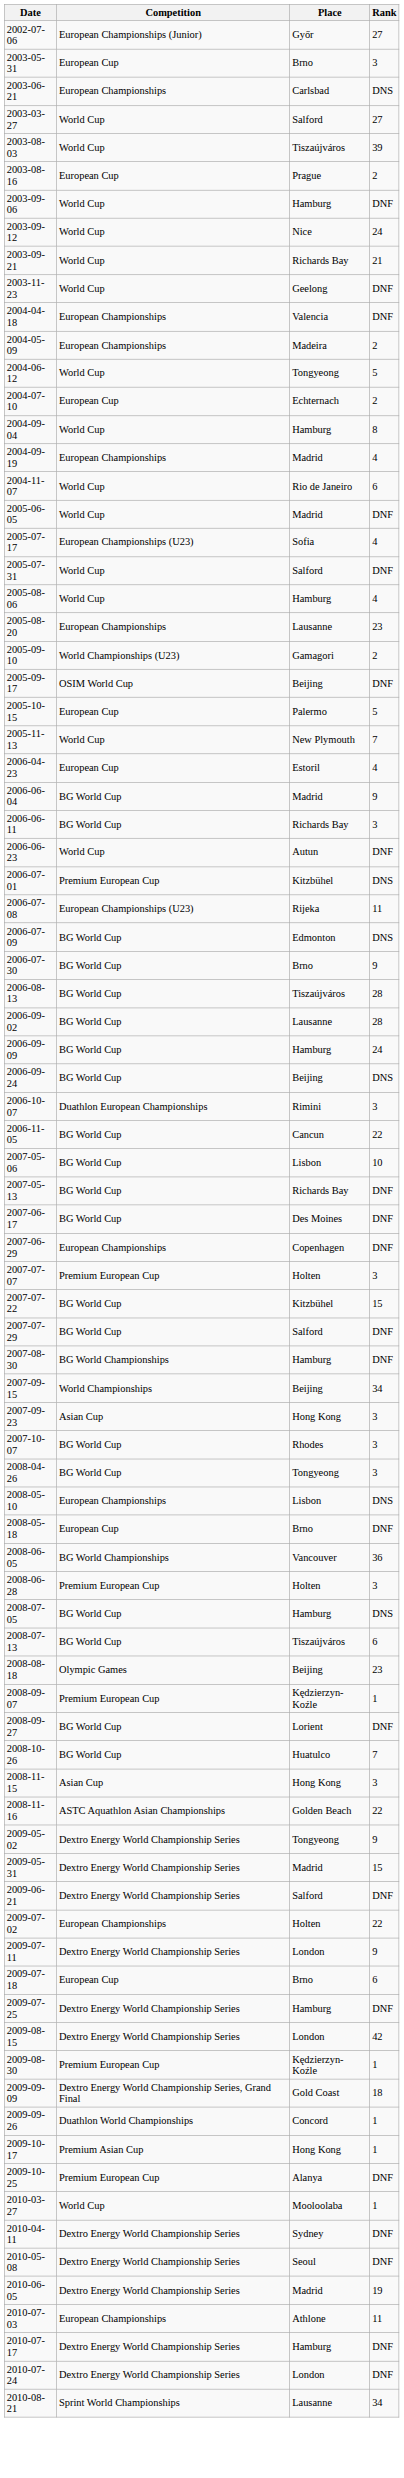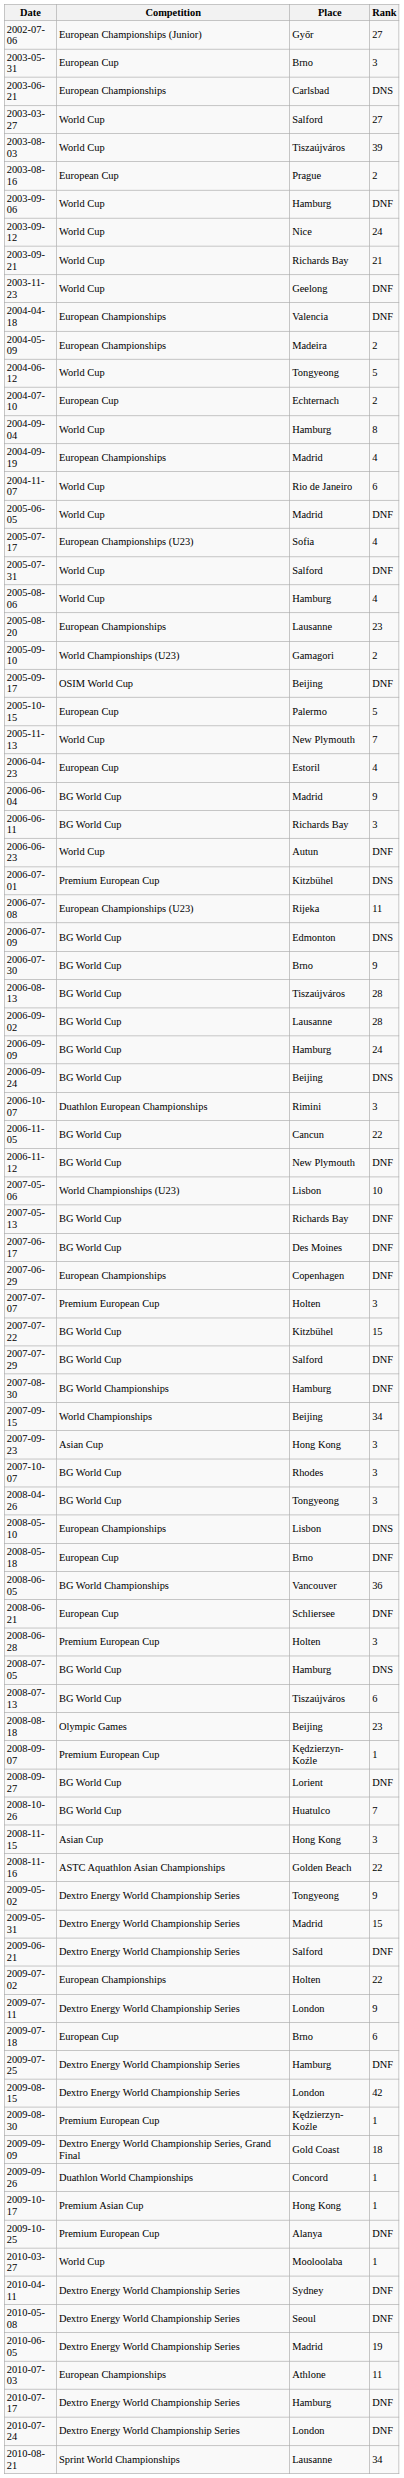+ row: (26, 1162)
(90, 1162) BG World Cup -> (119, 1191) World Championships (U23)
+ row: (26, 1613)
